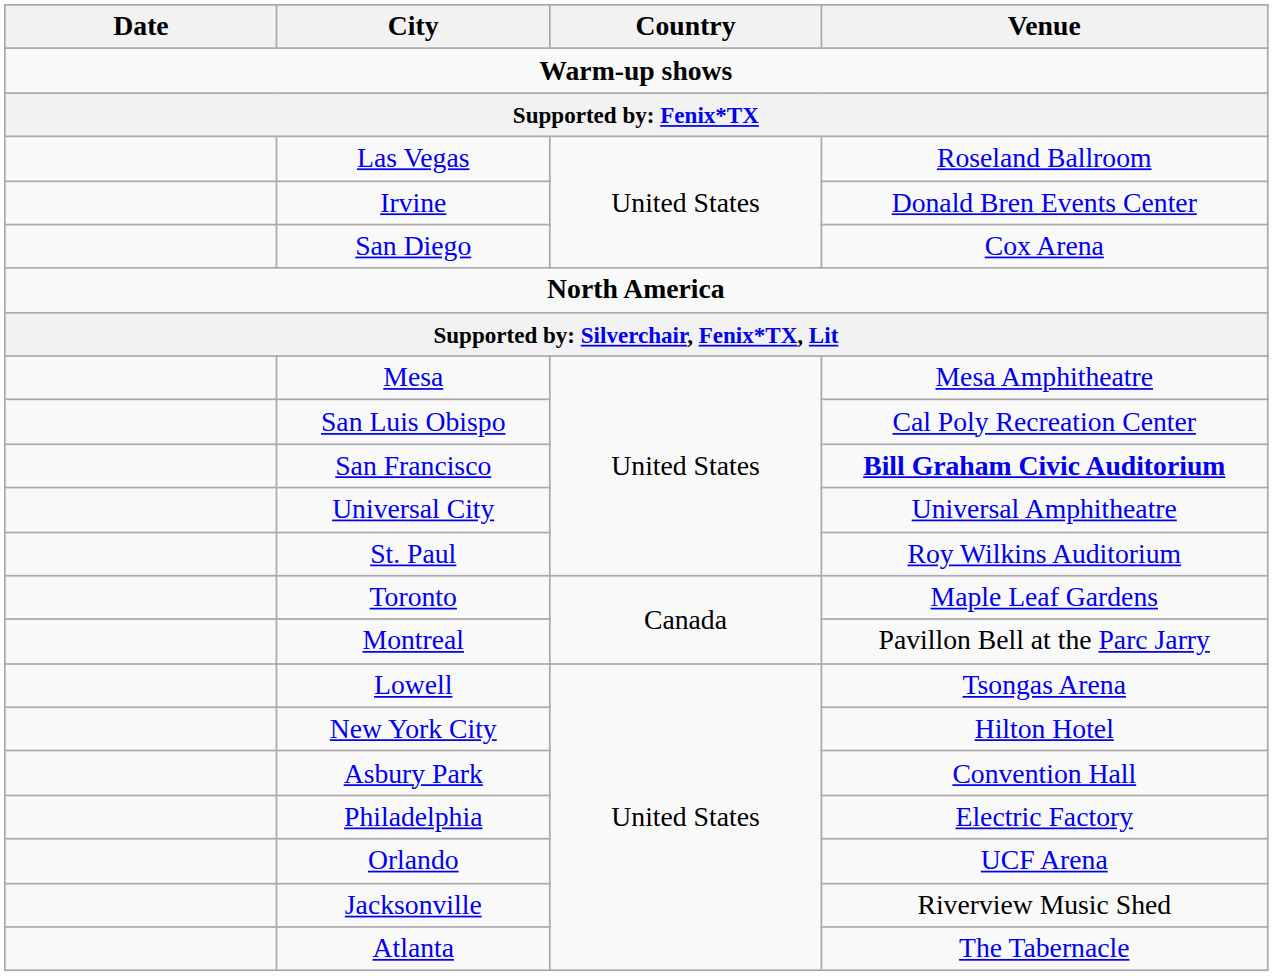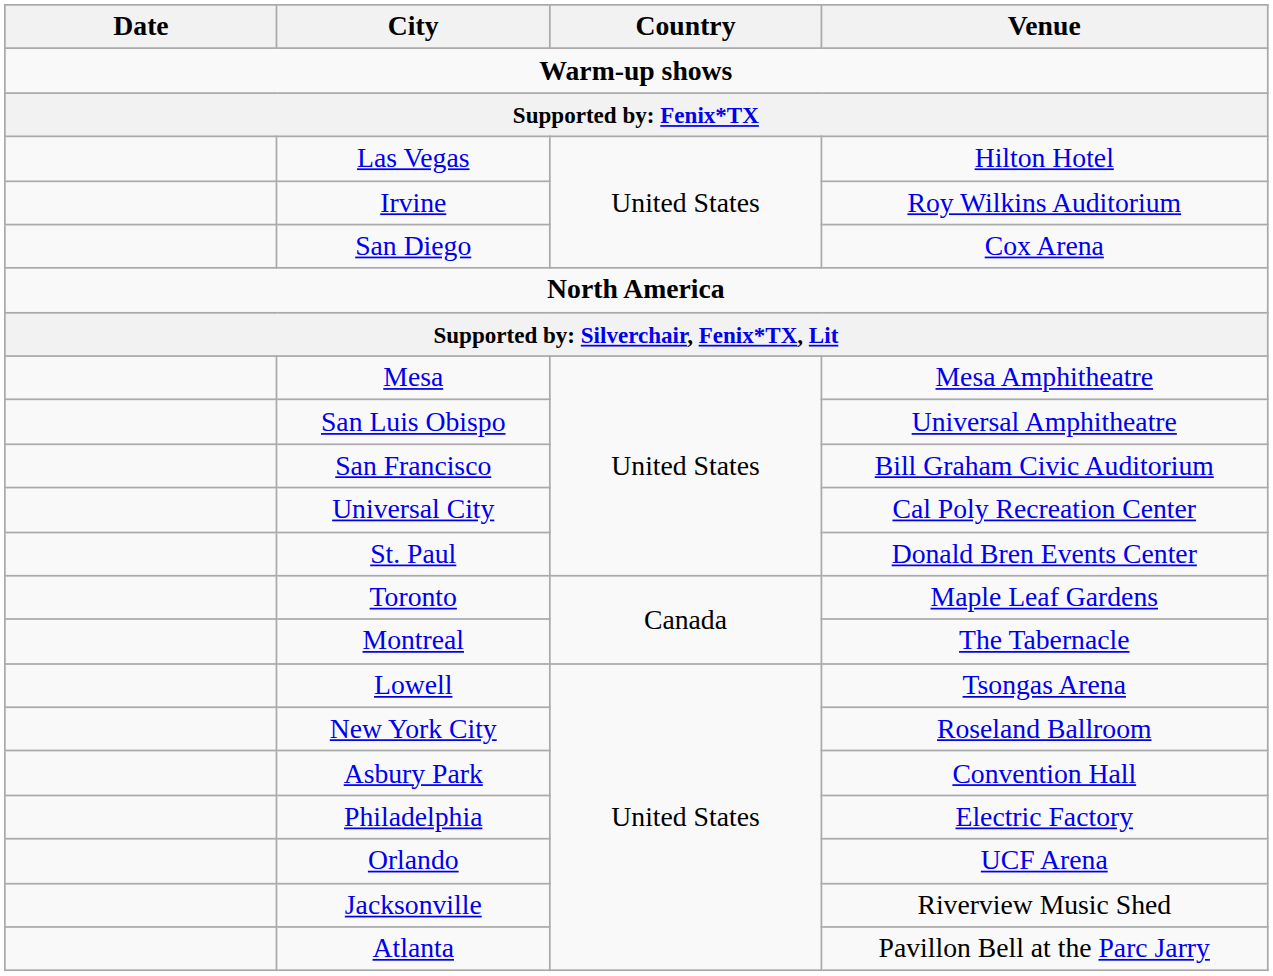(1044, 158) Roseland Ballroom -> (1044, 158) Hilton Hotel
(1044, 202) Donald Bren Events Center -> (1044, 202) Roy Wilkins Auditorium
(1044, 421) Cal Poly Recreation Center -> (1044, 421) Universal Amphitheatre
(1044, 465) bold -> (1044, 465) normal
(1044, 509) Universal Amphitheatre -> (1044, 509) Cal Poly Recreation Center
(1044, 553) Roy Wilkins Auditorium -> (1044, 553) Donald Bren Events Center
(1044, 641) Pavillon Bell at the Parc Jarry -> (1044, 641) The Tabernacle
(1044, 728) Hilton Hotel -> (1044, 728) Roseland Ballroom
(1044, 948) The Tabernacle -> (1044, 948) Pavillon Bell at the Parc Jarry
